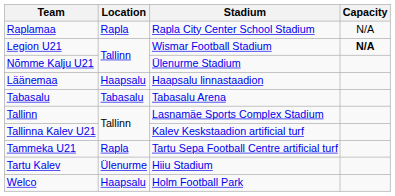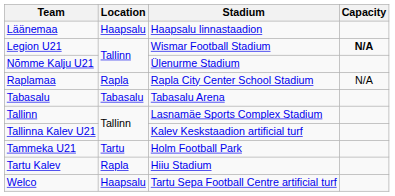rows swapped: (32, 81) <-> (31, 30)
(115, 149) Rapla -> (112, 149) Tartu
(245, 149) Tartu Sepa Football Centre artificial turf -> (196, 149) Holm Football Park
(124, 166) Ülenurme -> (115, 166) Rapla
(198, 183) Holm Football Park -> (244, 183) Tartu Sepa Football Centre artificial turf
